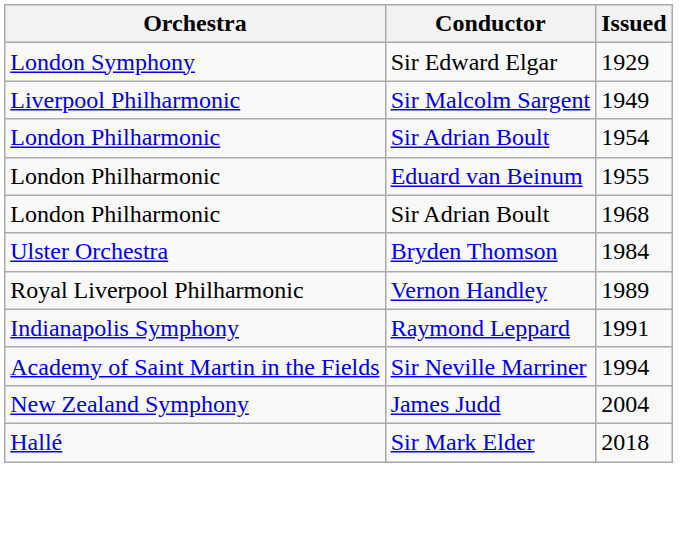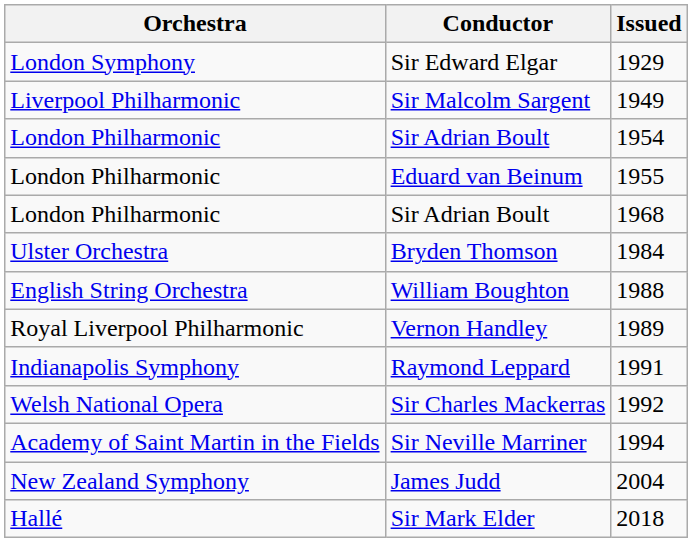+ row: (480, 289)
+ row: (498, 404)
